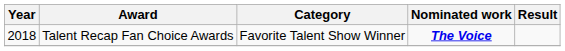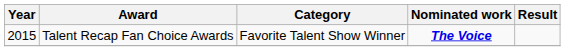(22, 35) 2018 -> (22, 35) 2015
